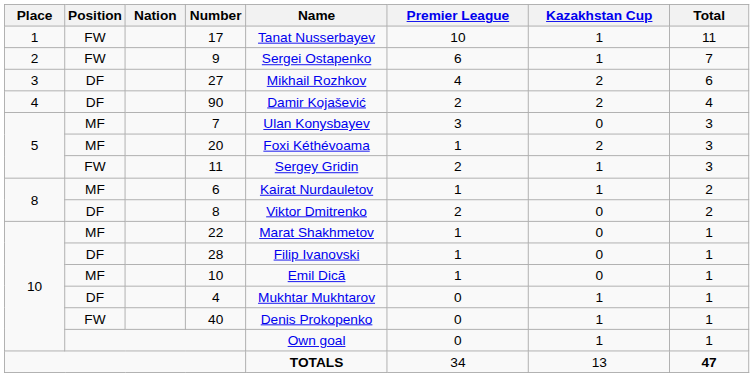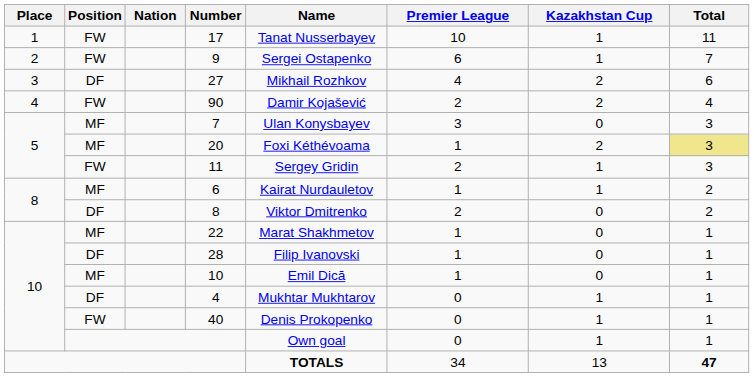(95, 102) DF -> (95, 102) FW
(709, 145) no background -> (709, 145) khaki background
